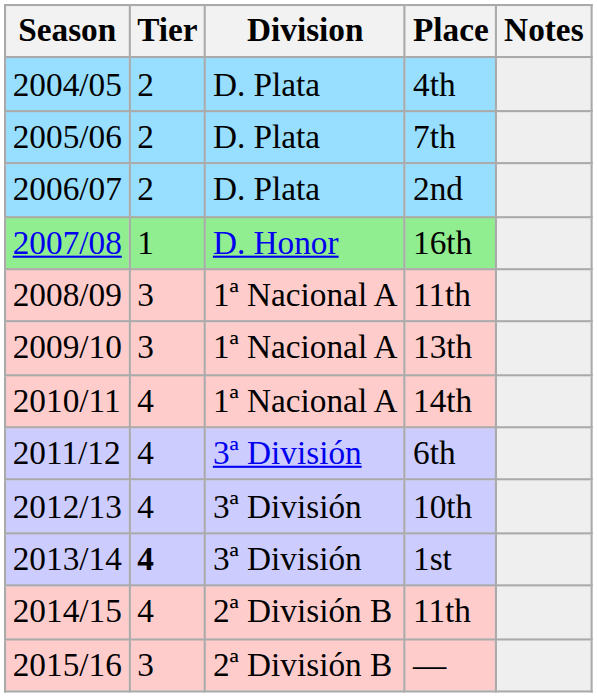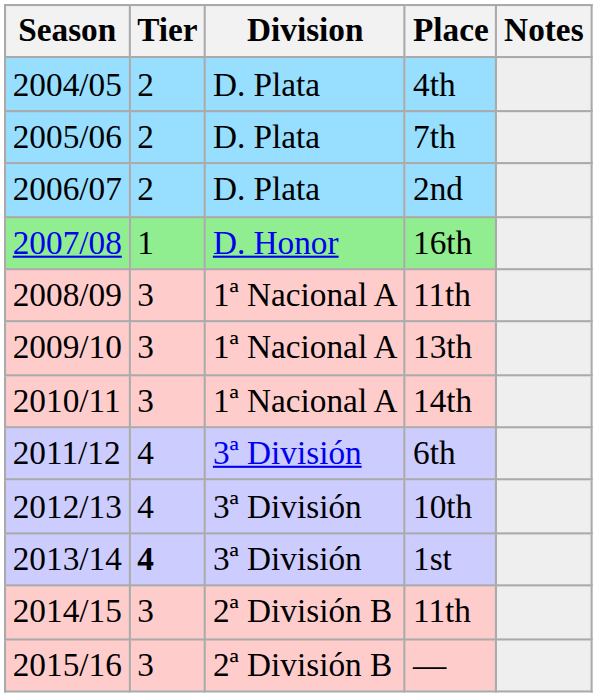(145, 400) 4 -> (145, 400) 3
(145, 611) 4 -> (145, 611) 3
